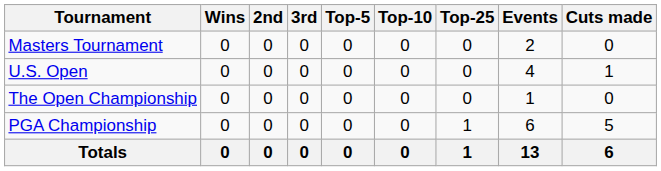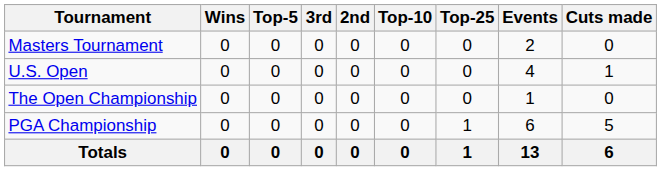columns swapped: (268, 17) <-> (348, 17)
